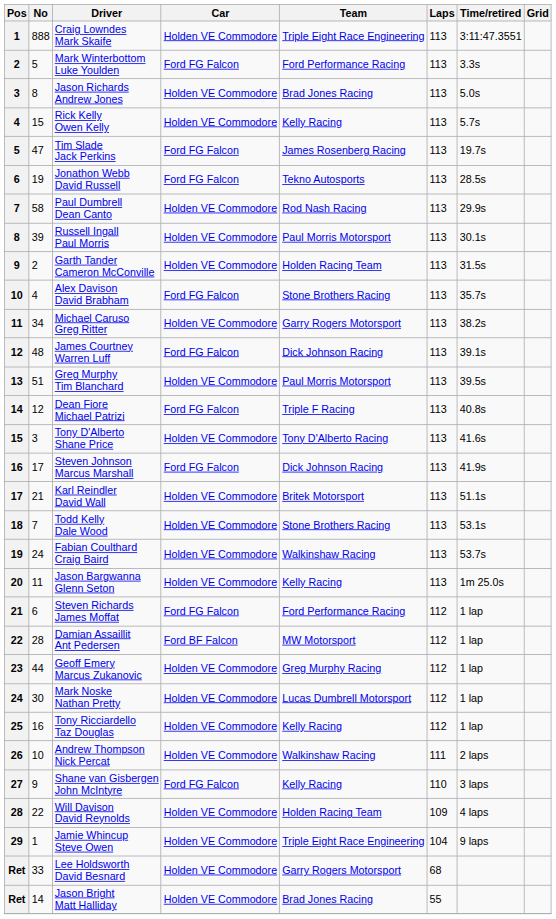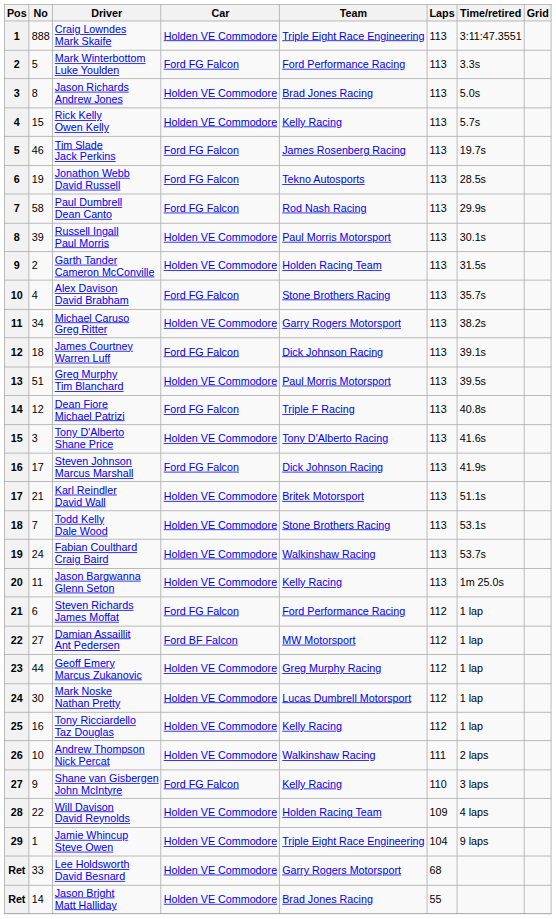(38, 150) 47 -> (38, 150) 46
(220, 208) Holden VE Commodore -> (201, 208) Ford FG Falcon
(38, 352) 48 -> (38, 352) 18
(38, 640) 28 -> (38, 640) 27
